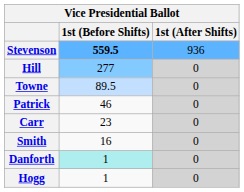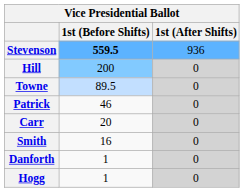(106, 68) 277 -> (106, 68) 200
(106, 123) 23 -> (106, 123) 20
(106, 159) paleturquoise background -> (106, 159) no background
